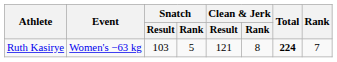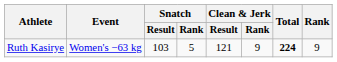(257, 48) 8 -> (257, 48) 9
(317, 48) 7 -> (317, 48) 9
